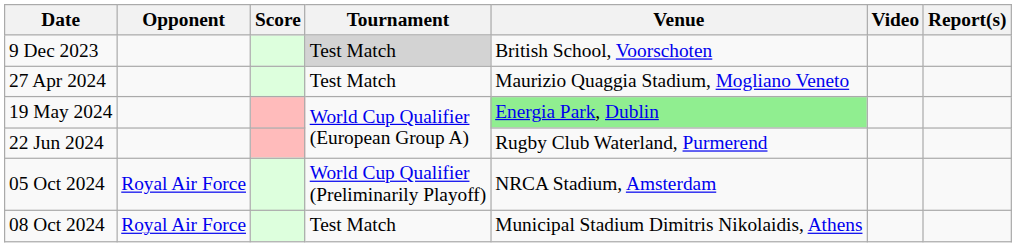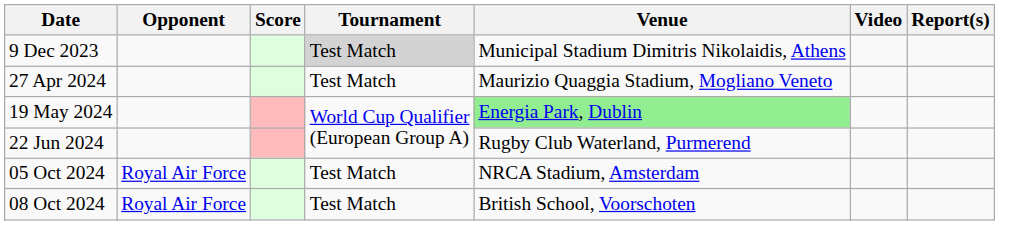(604, 50) British School, Voorschoten -> (662, 50) Municipal Stadium Dimitris Nikolaidis, Athens
(398, 184) World Cup Qualifier (Preliminarily Playoff) -> (353, 173) Test Match
(679, 225) Municipal Stadium Dimitris Nikolaidis, Athens -> (587, 204) British School, Voorschoten
